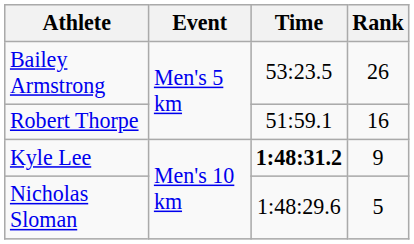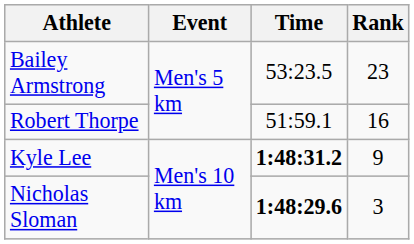(378, 72) 26 -> (378, 72) 23
(299, 207) normal -> (299, 207) bold
(378, 207) 5 -> (378, 207) 3
